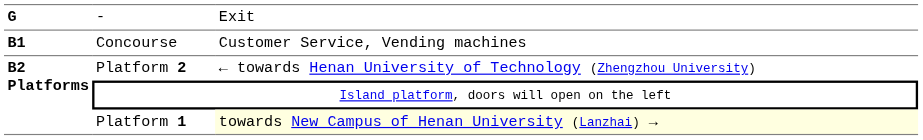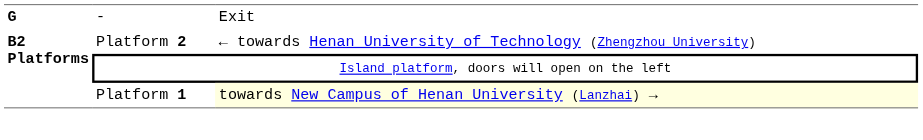- row: (137, 43)
